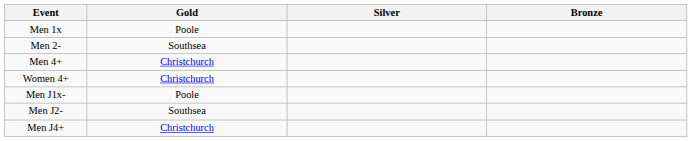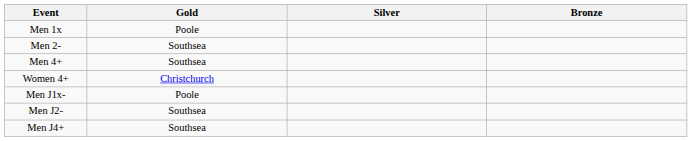(187, 62) Christchurch -> (187, 62) Southsea
(187, 128) Christchurch -> (187, 128) Southsea
